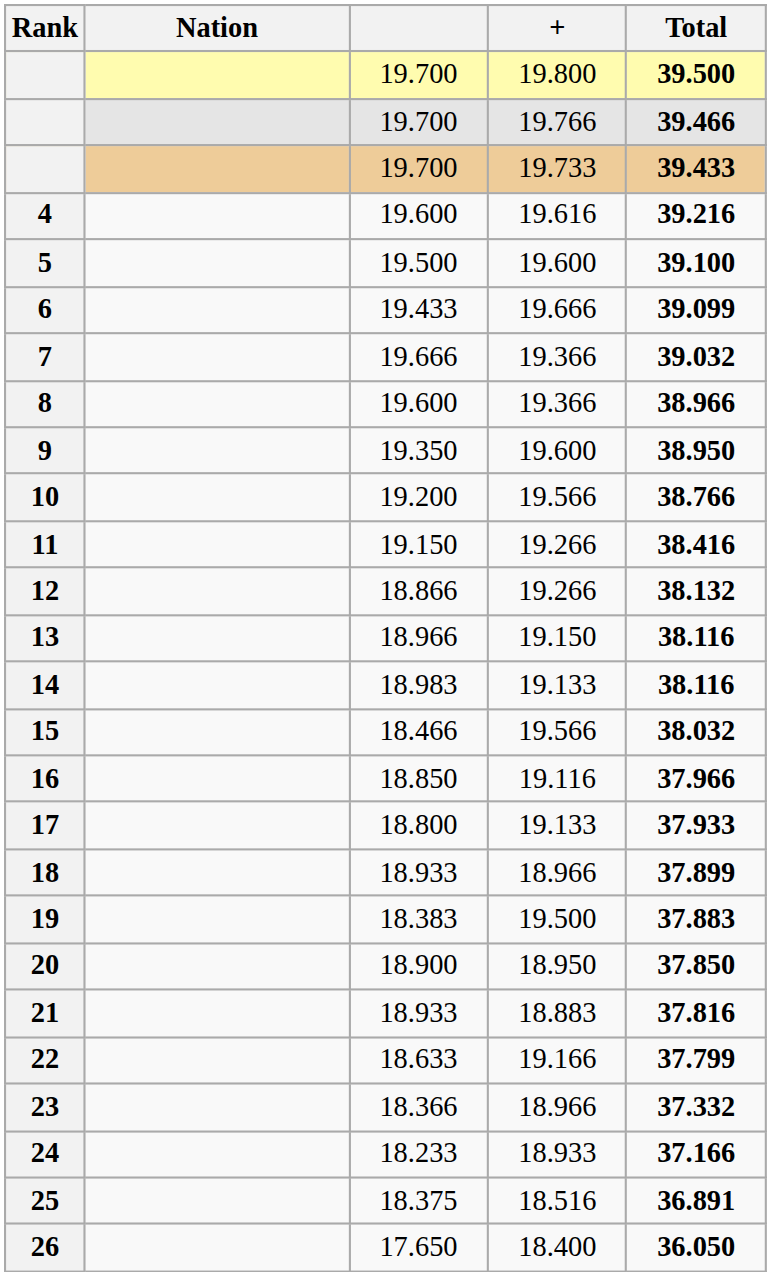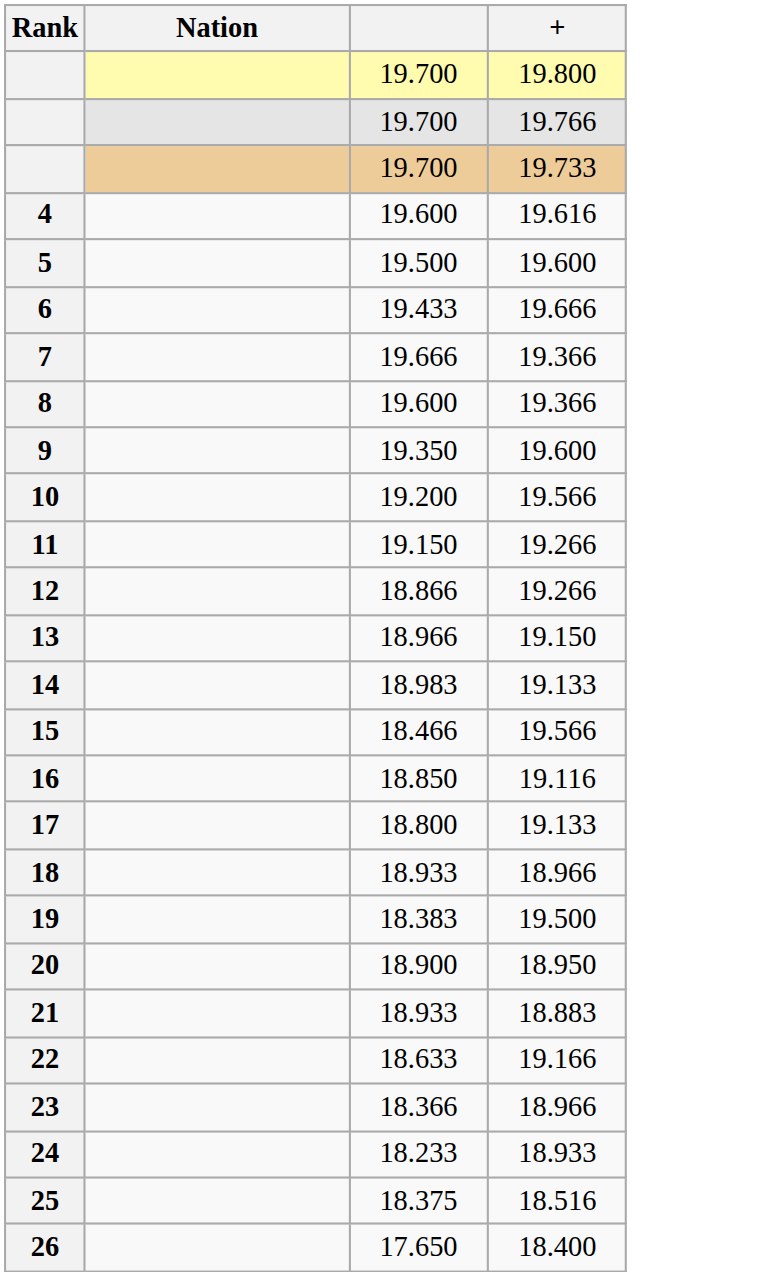- column: (696, 27)
